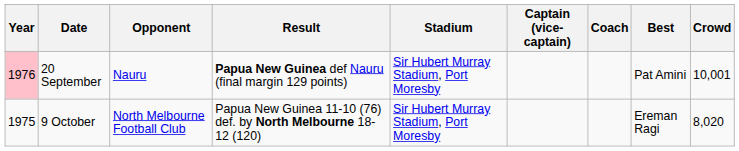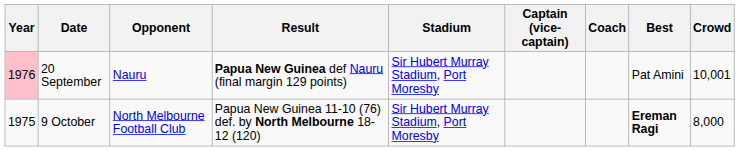(656, 122) normal -> (654, 122) bold
(708, 122) 8,020 -> (708, 122) 8,000
